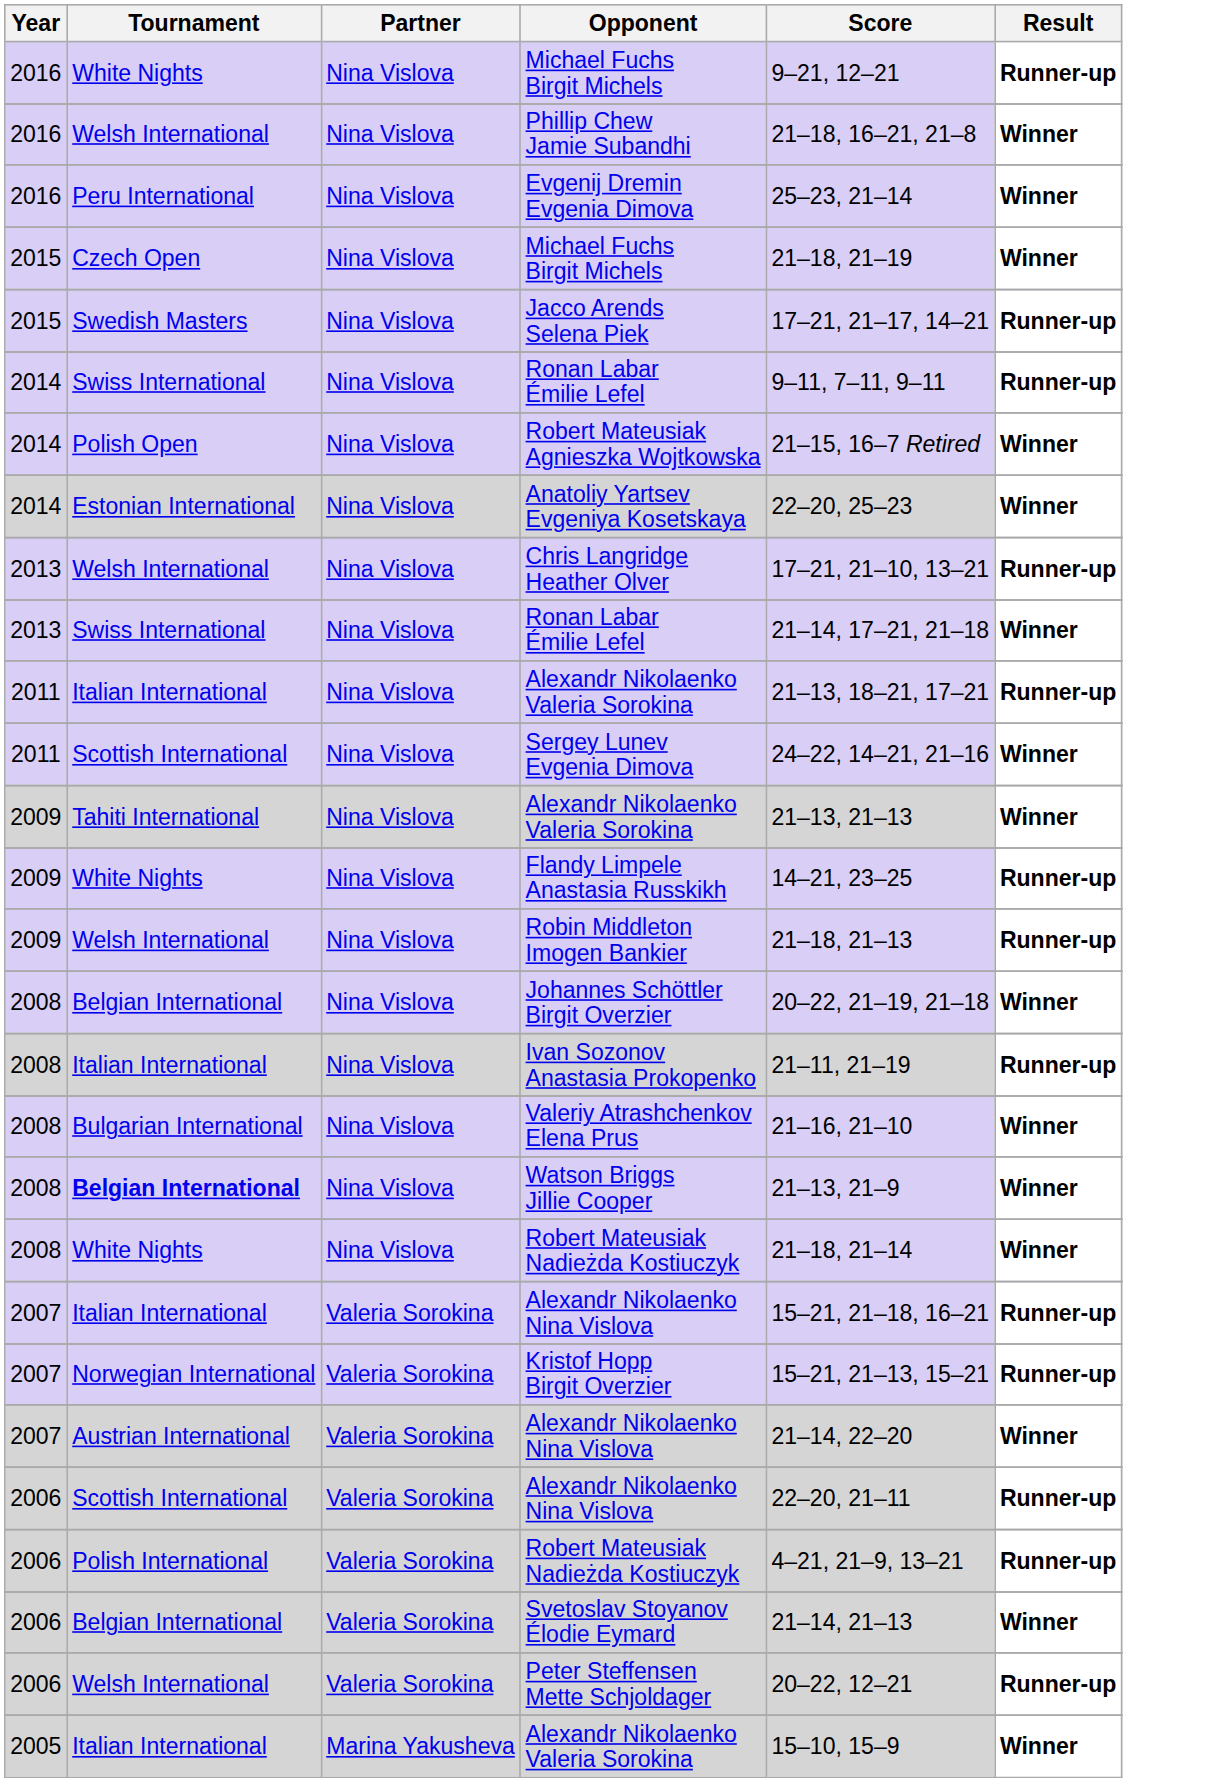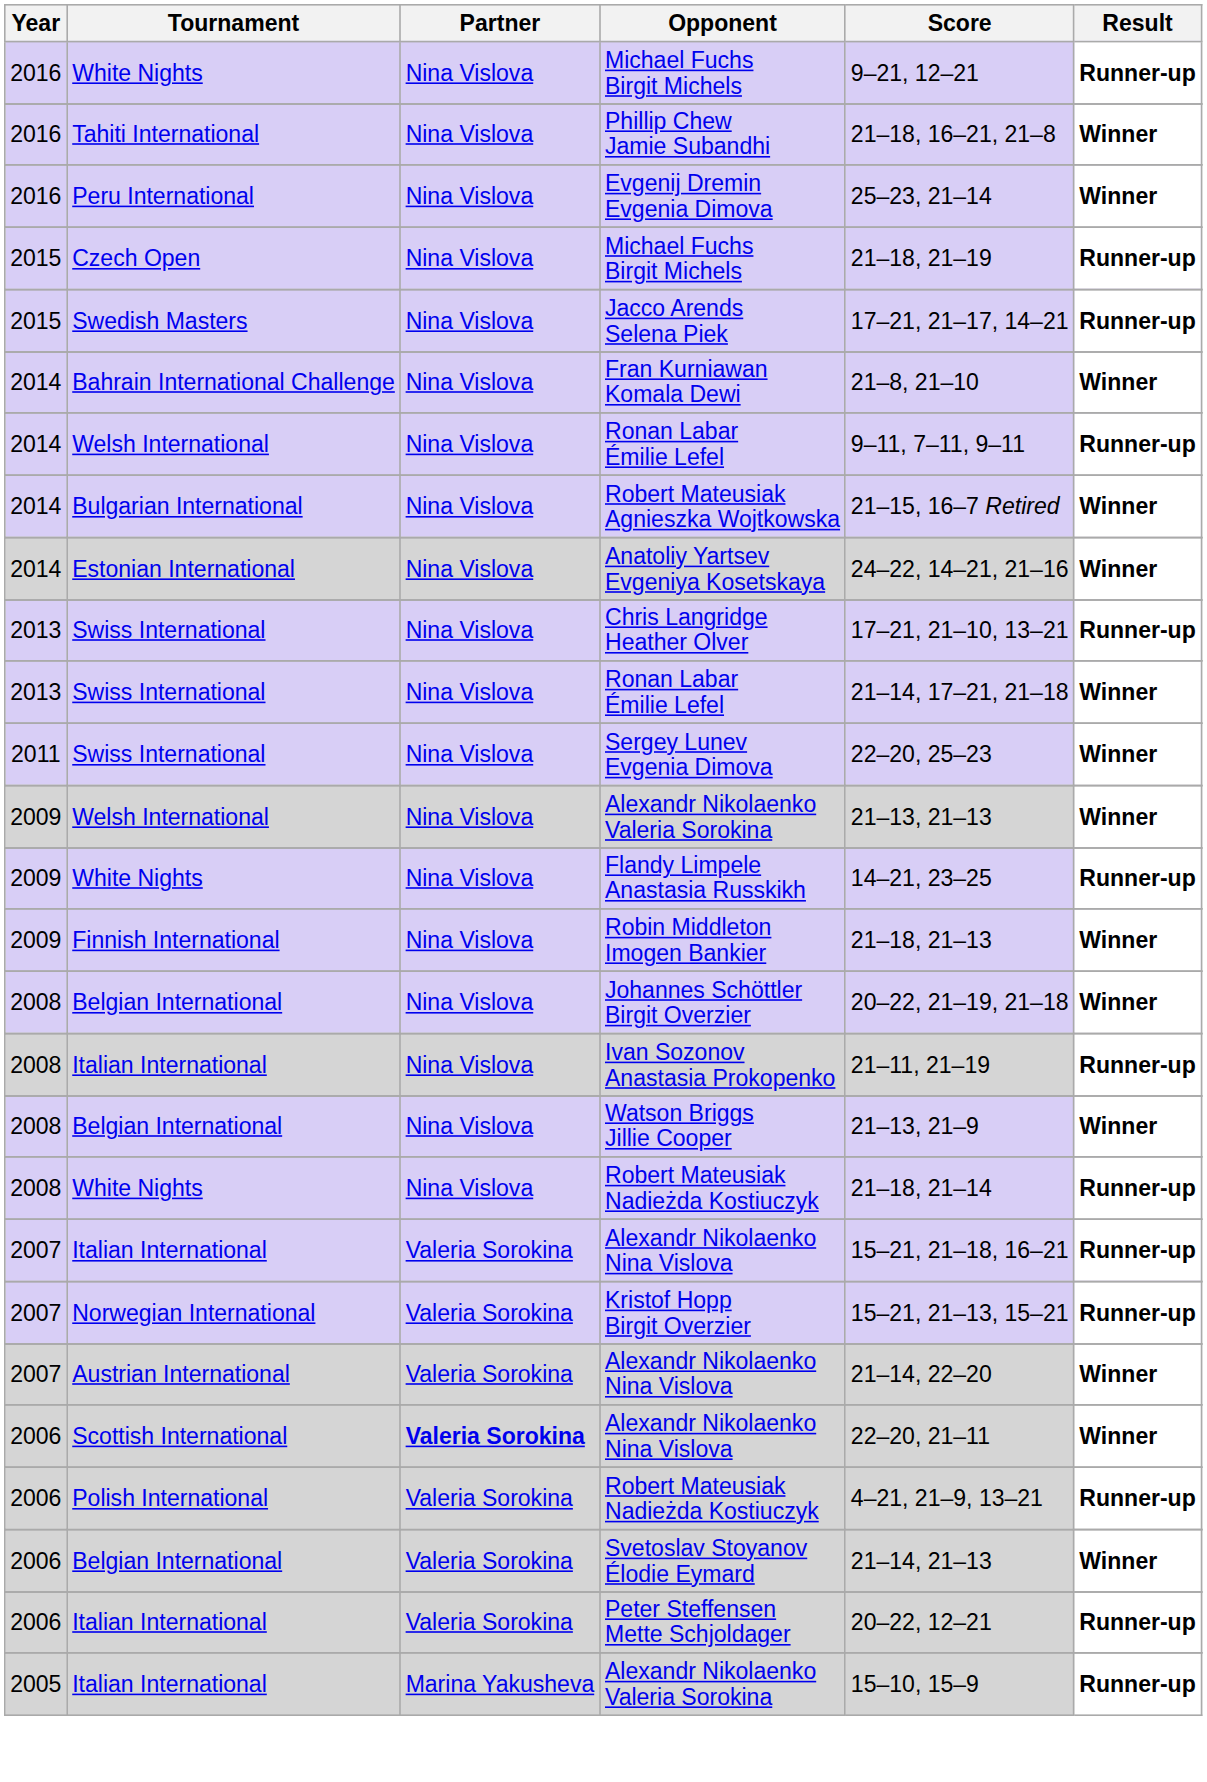(171, 135) Welsh International -> (166, 135) Tahiti International
(1039, 259) Winner -> (1138, 259) Runner-up
+ row: (36, 383)
(169, 383) Swiss International -> (171, 445) Welsh International
(135, 445) Polish Open -> (187, 507) Bulgarian International
(842, 507) 22–20, 25–23 -> (960, 569) 24–22, 14–21, 21–16
(171, 569) Welsh International -> (169, 631) Swiss International
- row: (36, 693)
(180, 755) Scottish International -> (169, 755) Swiss International
(880, 755) 24–22, 14–21, 21–16 -> (921, 755) 22–20, 25–23
(166, 817) Tahiti International -> (171, 817) Welsh International
(171, 941) Welsh International -> (176, 941) Finnish International
(1058, 941) Runner-up -> (1118, 941) Winner
- row: (36, 1127)
(186, 1189) bold -> (177, 1127) normal
(1039, 1251) Winner -> (1138, 1189) Runner-up
(410, 1499) normal -> (495, 1437) bold
(1058, 1499) Runner-up -> (1118, 1437) Winner
(171, 1685) Welsh International -> (170, 1623) Italian International
(1039, 1747) Winner -> (1138, 1685) Runner-up
